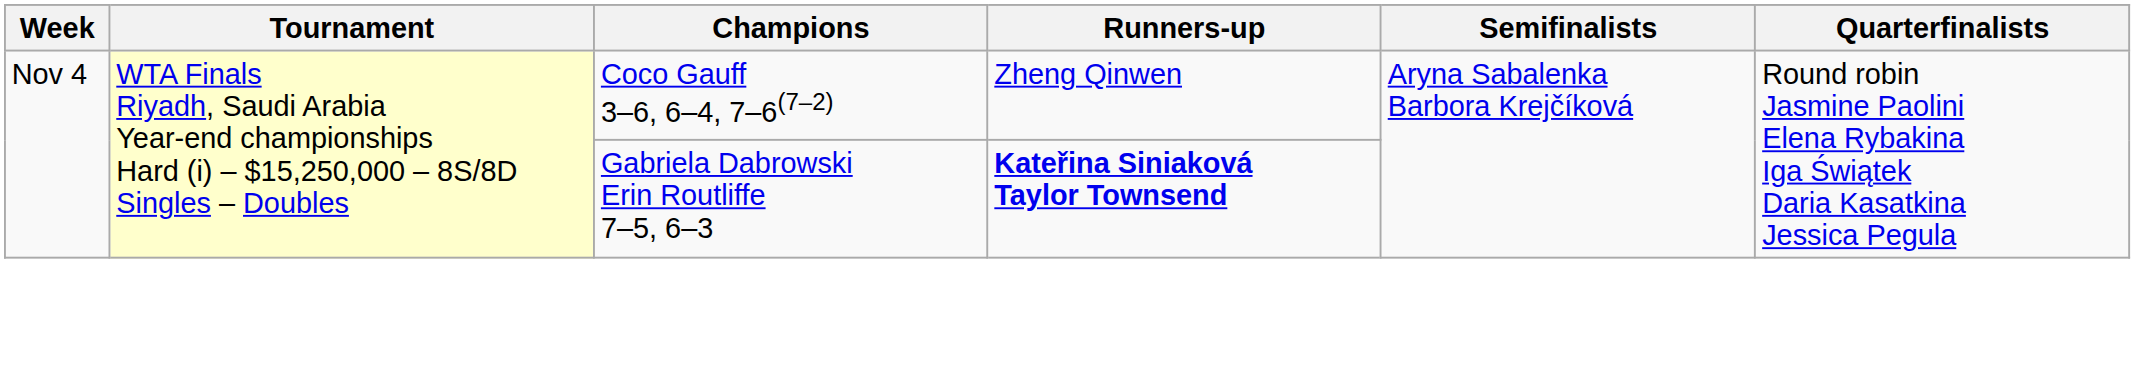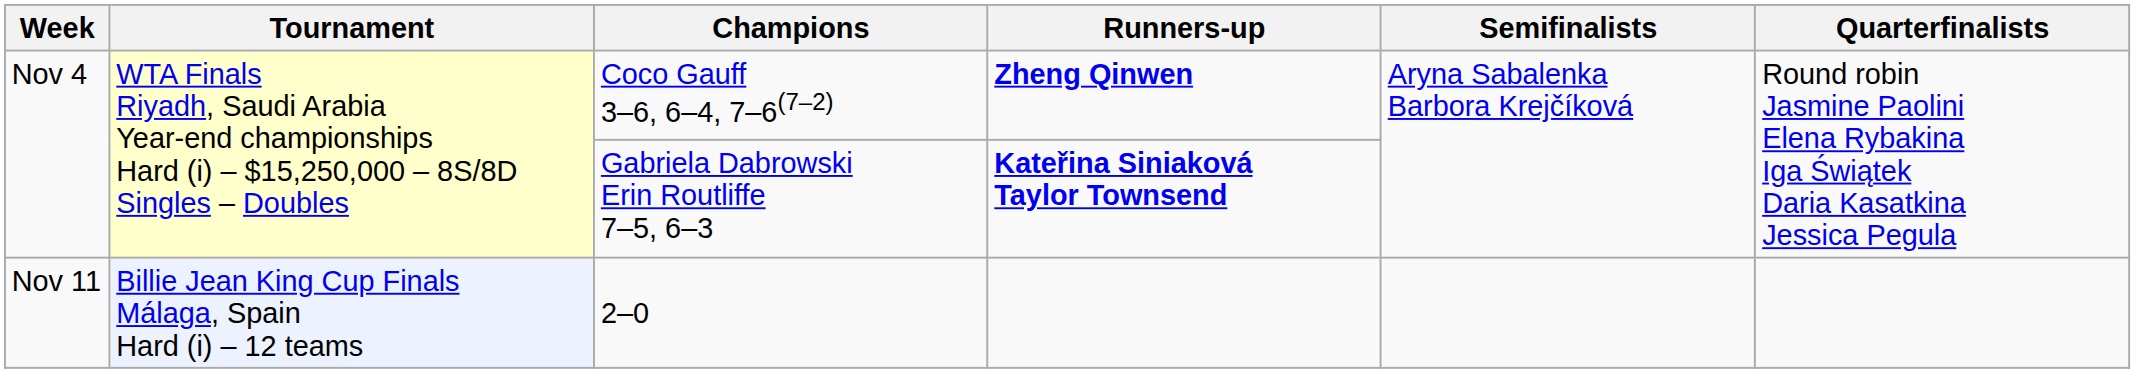(1088, 74) normal -> (1094, 74) bold
+ row: (625, 313)
